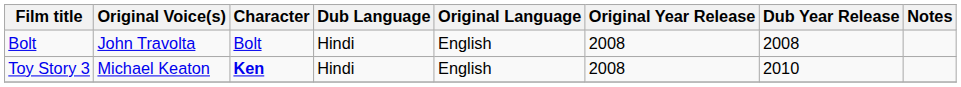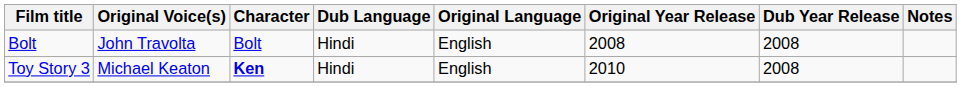(607, 69) 2008 -> (607, 69) 2010
(781, 69) 2010 -> (781, 69) 2008
